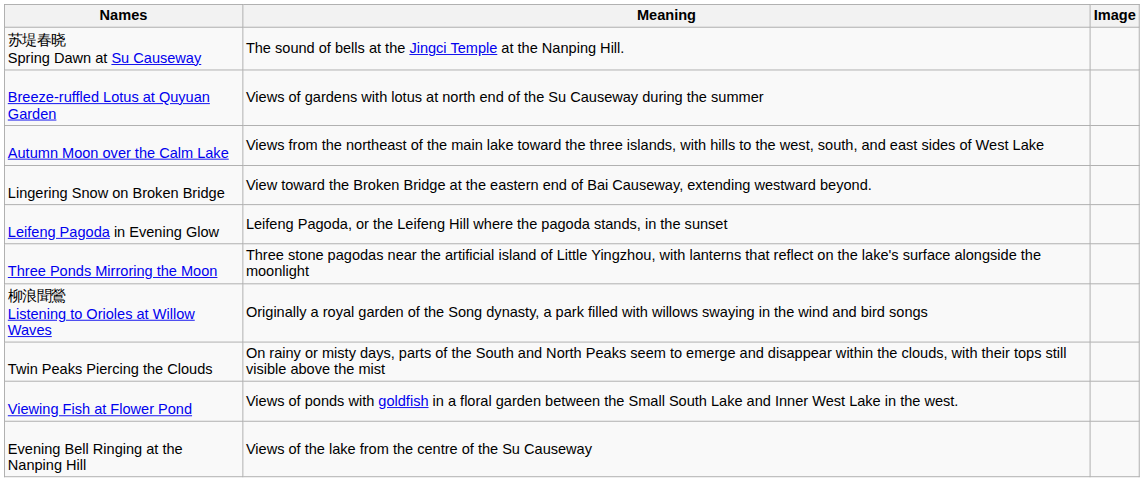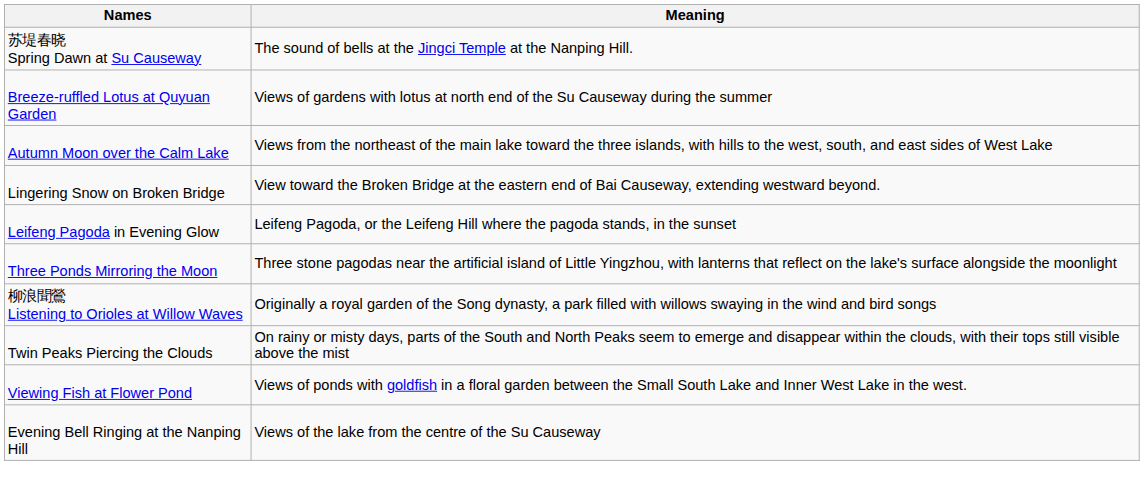- column: (1115, 16)
